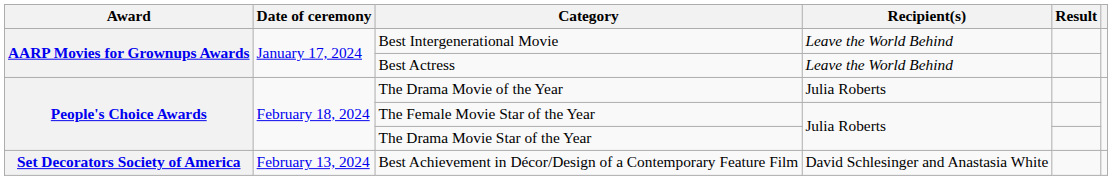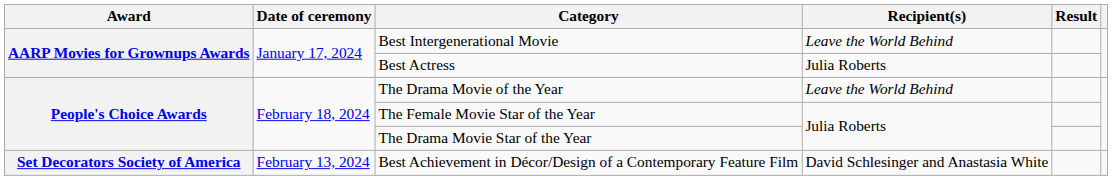(879, 65) Leave the World Behind -> (846, 65) Julia Roberts
(846, 89) Julia Roberts -> (879, 89) Leave the World Behind
